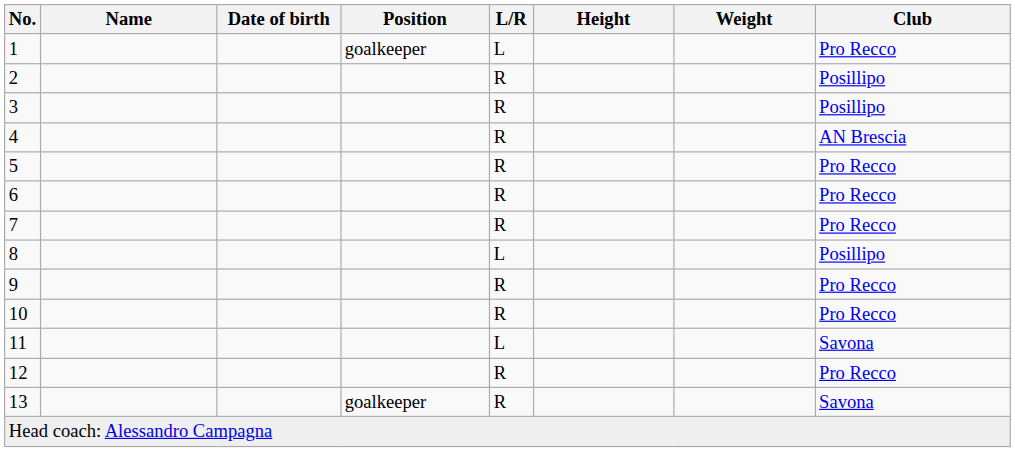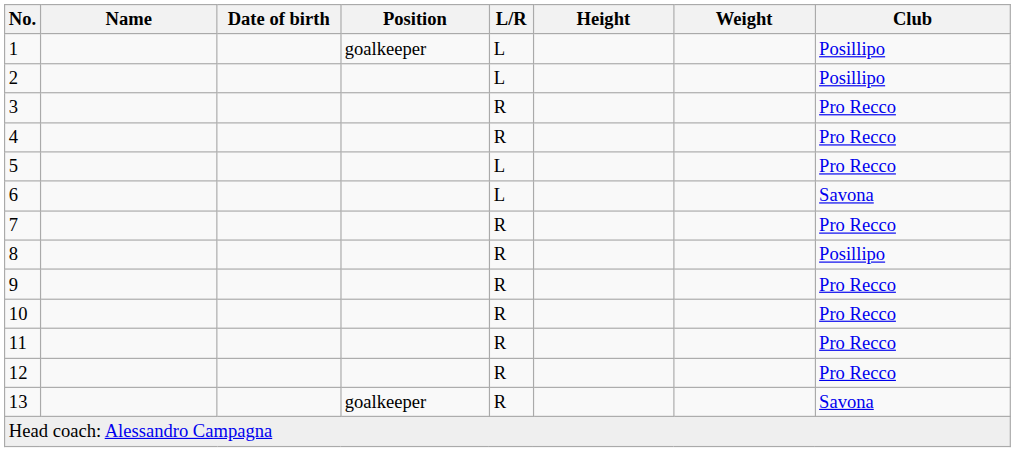(858, 48) Pro Recco -> (852, 48) Posillipo
(500, 78) R -> (499, 78) L
(852, 107) Posillipo -> (858, 107) Pro Recco
(863, 136) AN Brescia -> (858, 136) Pro Recco
(500, 166) R -> (499, 166) L
(500, 195) R -> (499, 195) L
(858, 195) Pro Recco -> (846, 195) Savona
(499, 254) L -> (500, 254) R
(499, 343) L -> (500, 343) R
(846, 343) Savona -> (858, 343) Pro Recco
